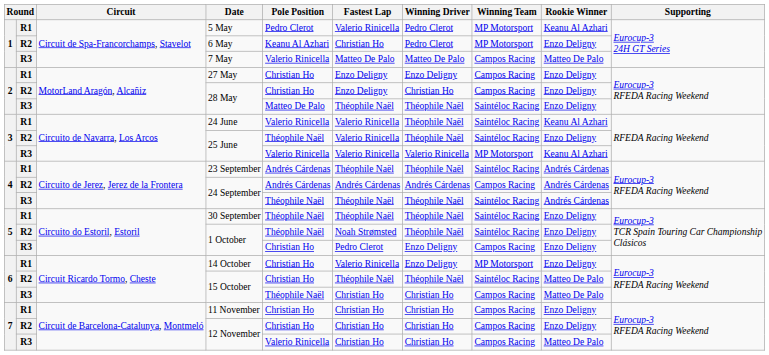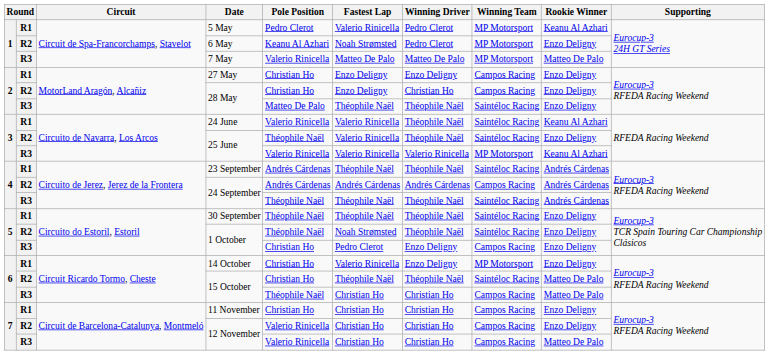(359, 43) Christian Ho -> (366, 43) Noah Strømsted
(505, 59) Campos Racing -> (504, 59) MP Motorsport
(290, 326) Christian Ho -> (297, 326) Valerio Rinicella
